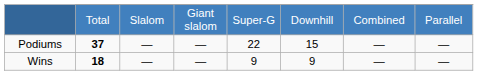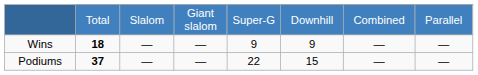rows swapped: (40, 62) <-> (40, 44)
